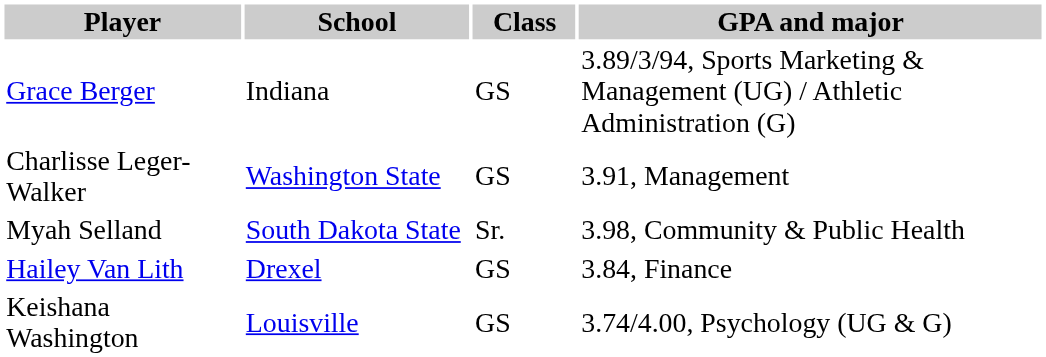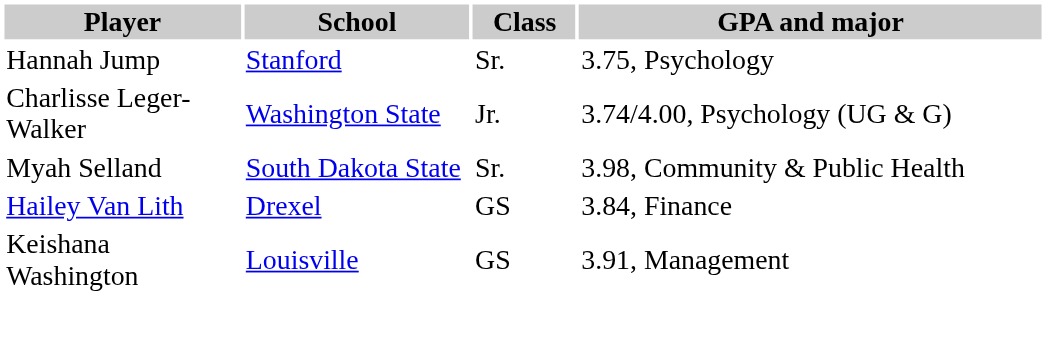- row: (81, 91)
+ row: (83, 59)
(493, 176) GS -> (488, 113) Jr.
(685, 176) 3.91, Management -> (766, 113) 3.74/4.00, Psychology (UG & G)
(766, 322) 3.74/4.00, Psychology (UG & G) -> (685, 259) 3.91, Management
